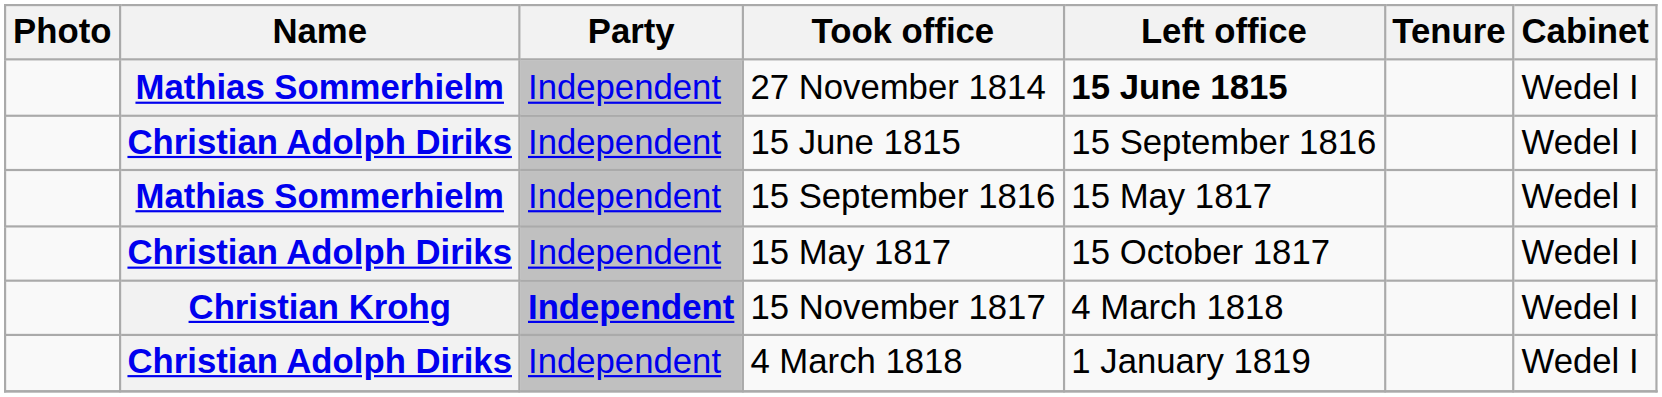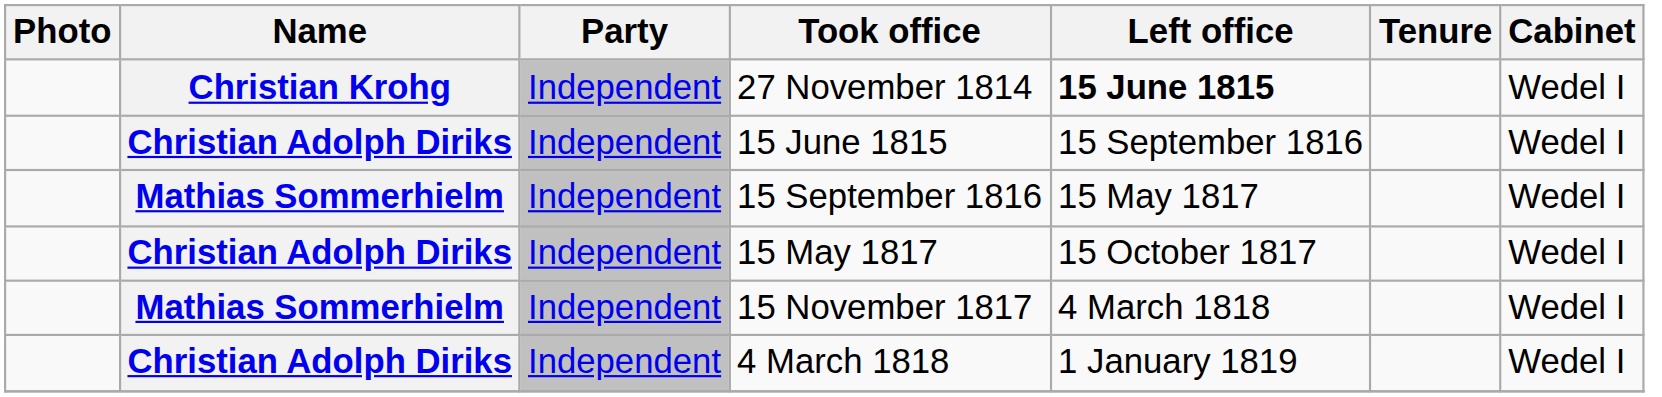(320, 87) Mathias Sommerhielm -> (320, 87) Christian Krohg
(320, 307) Christian Krohg -> (320, 307) Mathias Sommerhielm
(631, 307) bold -> (625, 307) normal
